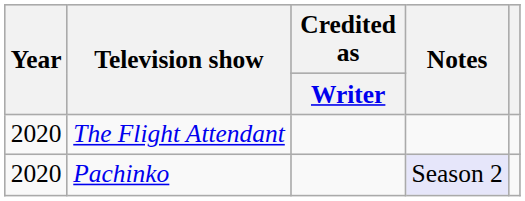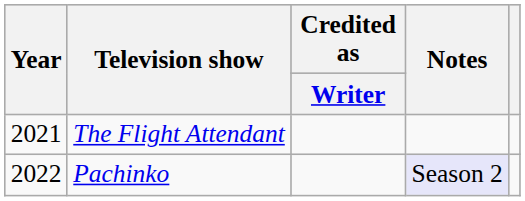(36, 133) 2020 -> (36, 133) 2021
(36, 174) 2020 -> (36, 174) 2022
